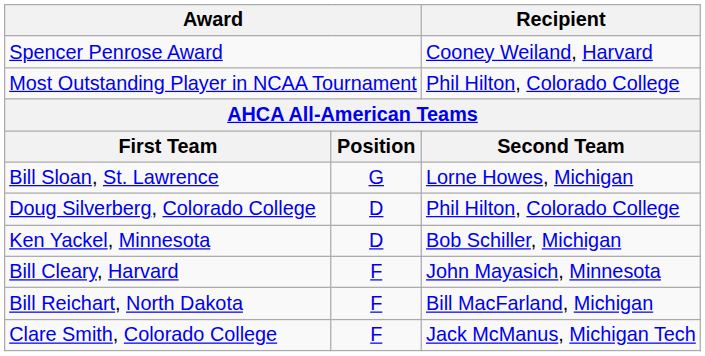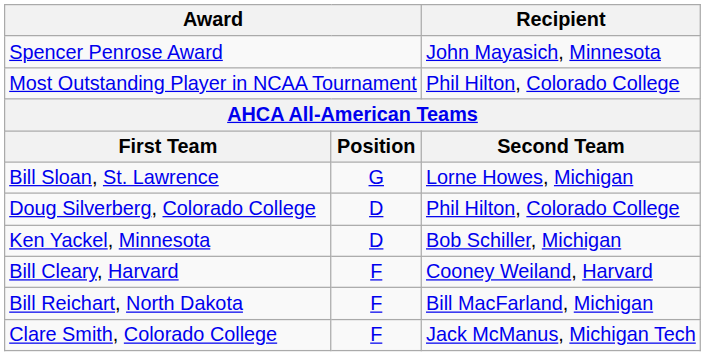(539, 51) Cooney Weiland, Harvard -> (543, 51) John Mayasich, Minnesota
(543, 271) John Mayasich, Minnesota -> (539, 271) Cooney Weiland, Harvard
